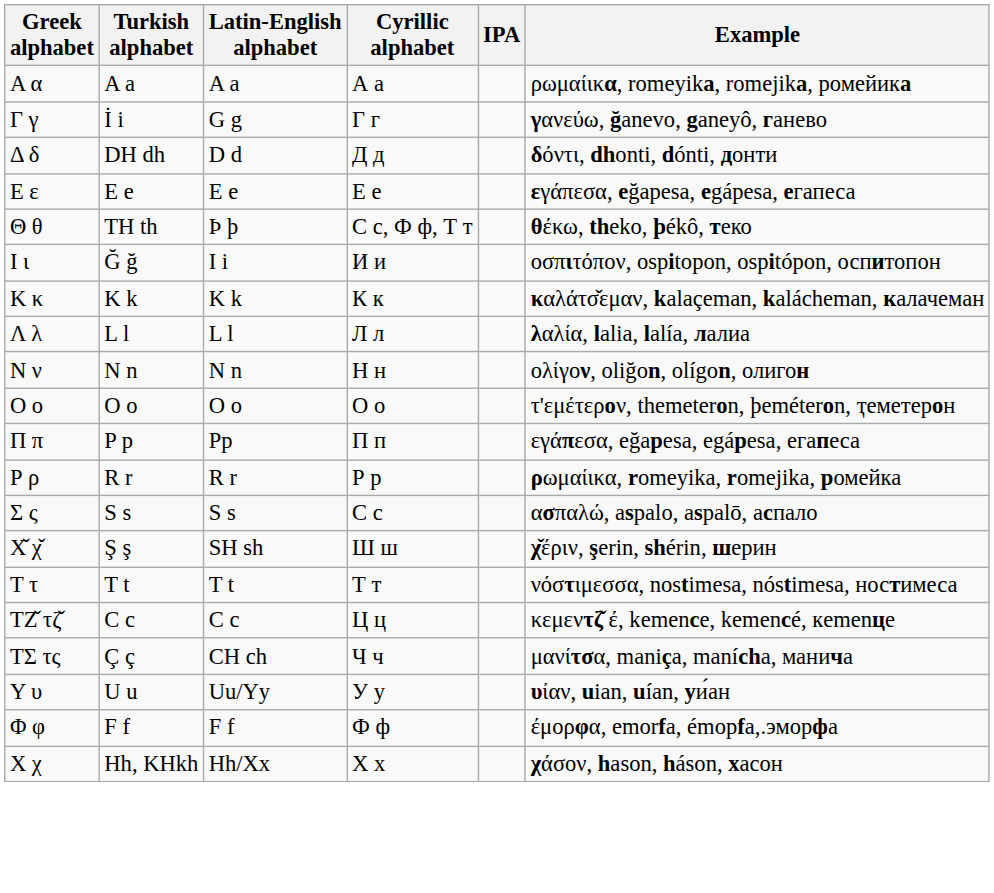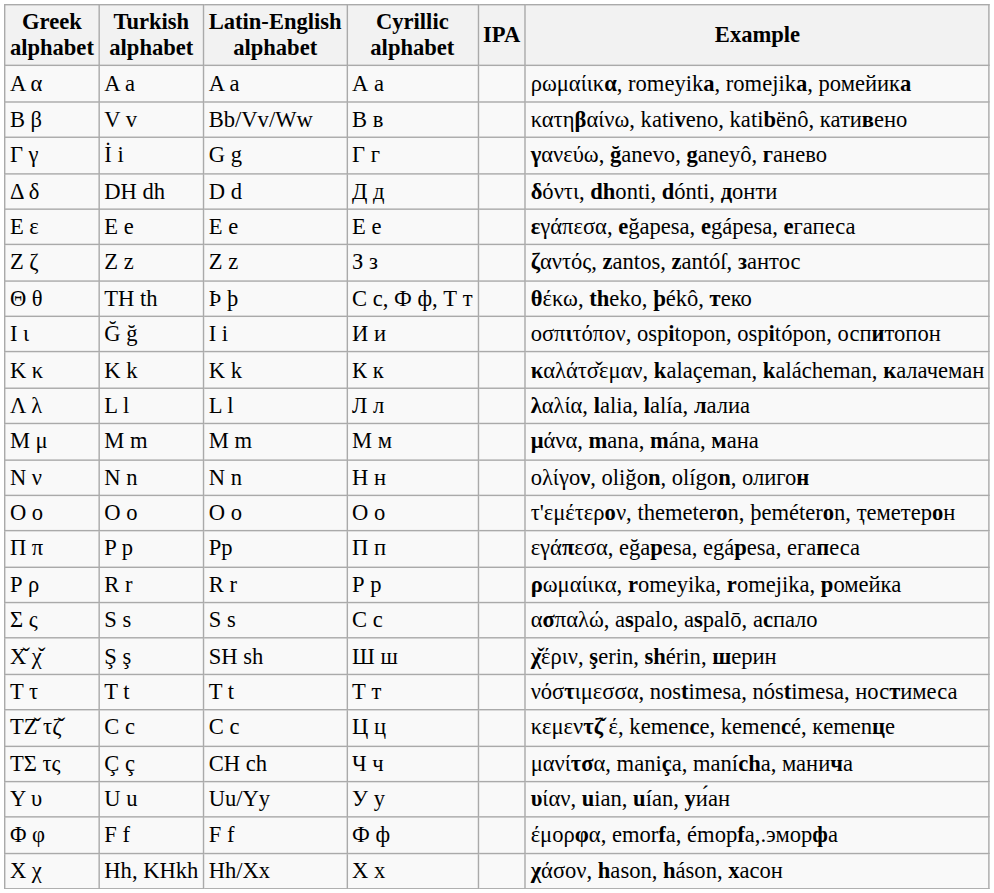+ row: (26, 119)
+ row: (24, 262)
+ row: (29, 441)
